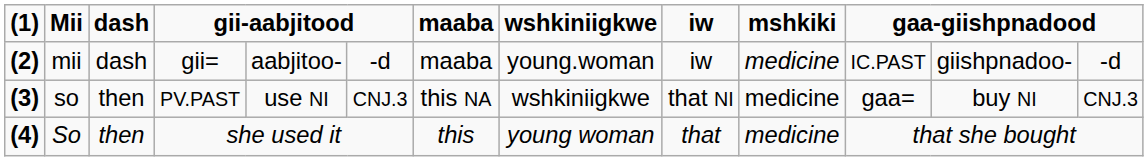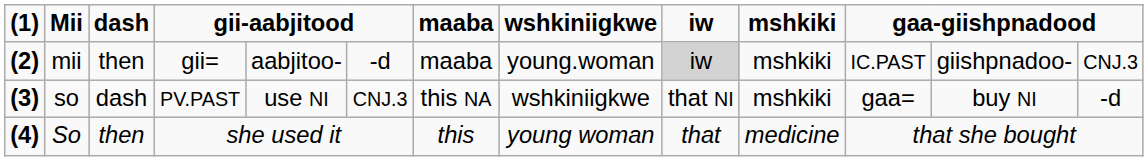(121, 60) dash -> (121, 60) then
(701, 60) no background -> (701, 60) lightgrey background
(792, 60) medicine -> (792, 60) mshkiki
(1111, 60) -d -> (1111, 62) CNJ.3
(121, 98) then -> (121, 98) dash
(792, 98) medicine -> (792, 98) mshkiki
(1111, 99) CNJ.3 -> (1111, 98) -d
